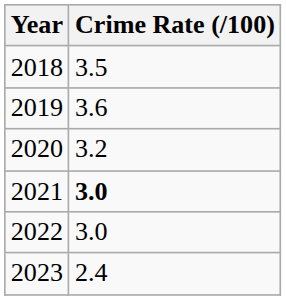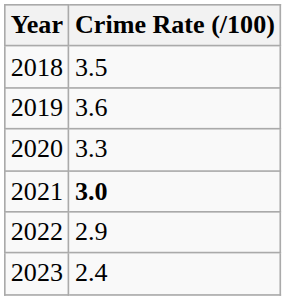(91, 149) 3.2 -> (91, 149) 3.3
(91, 231) 3.0 -> (91, 231) 2.9
